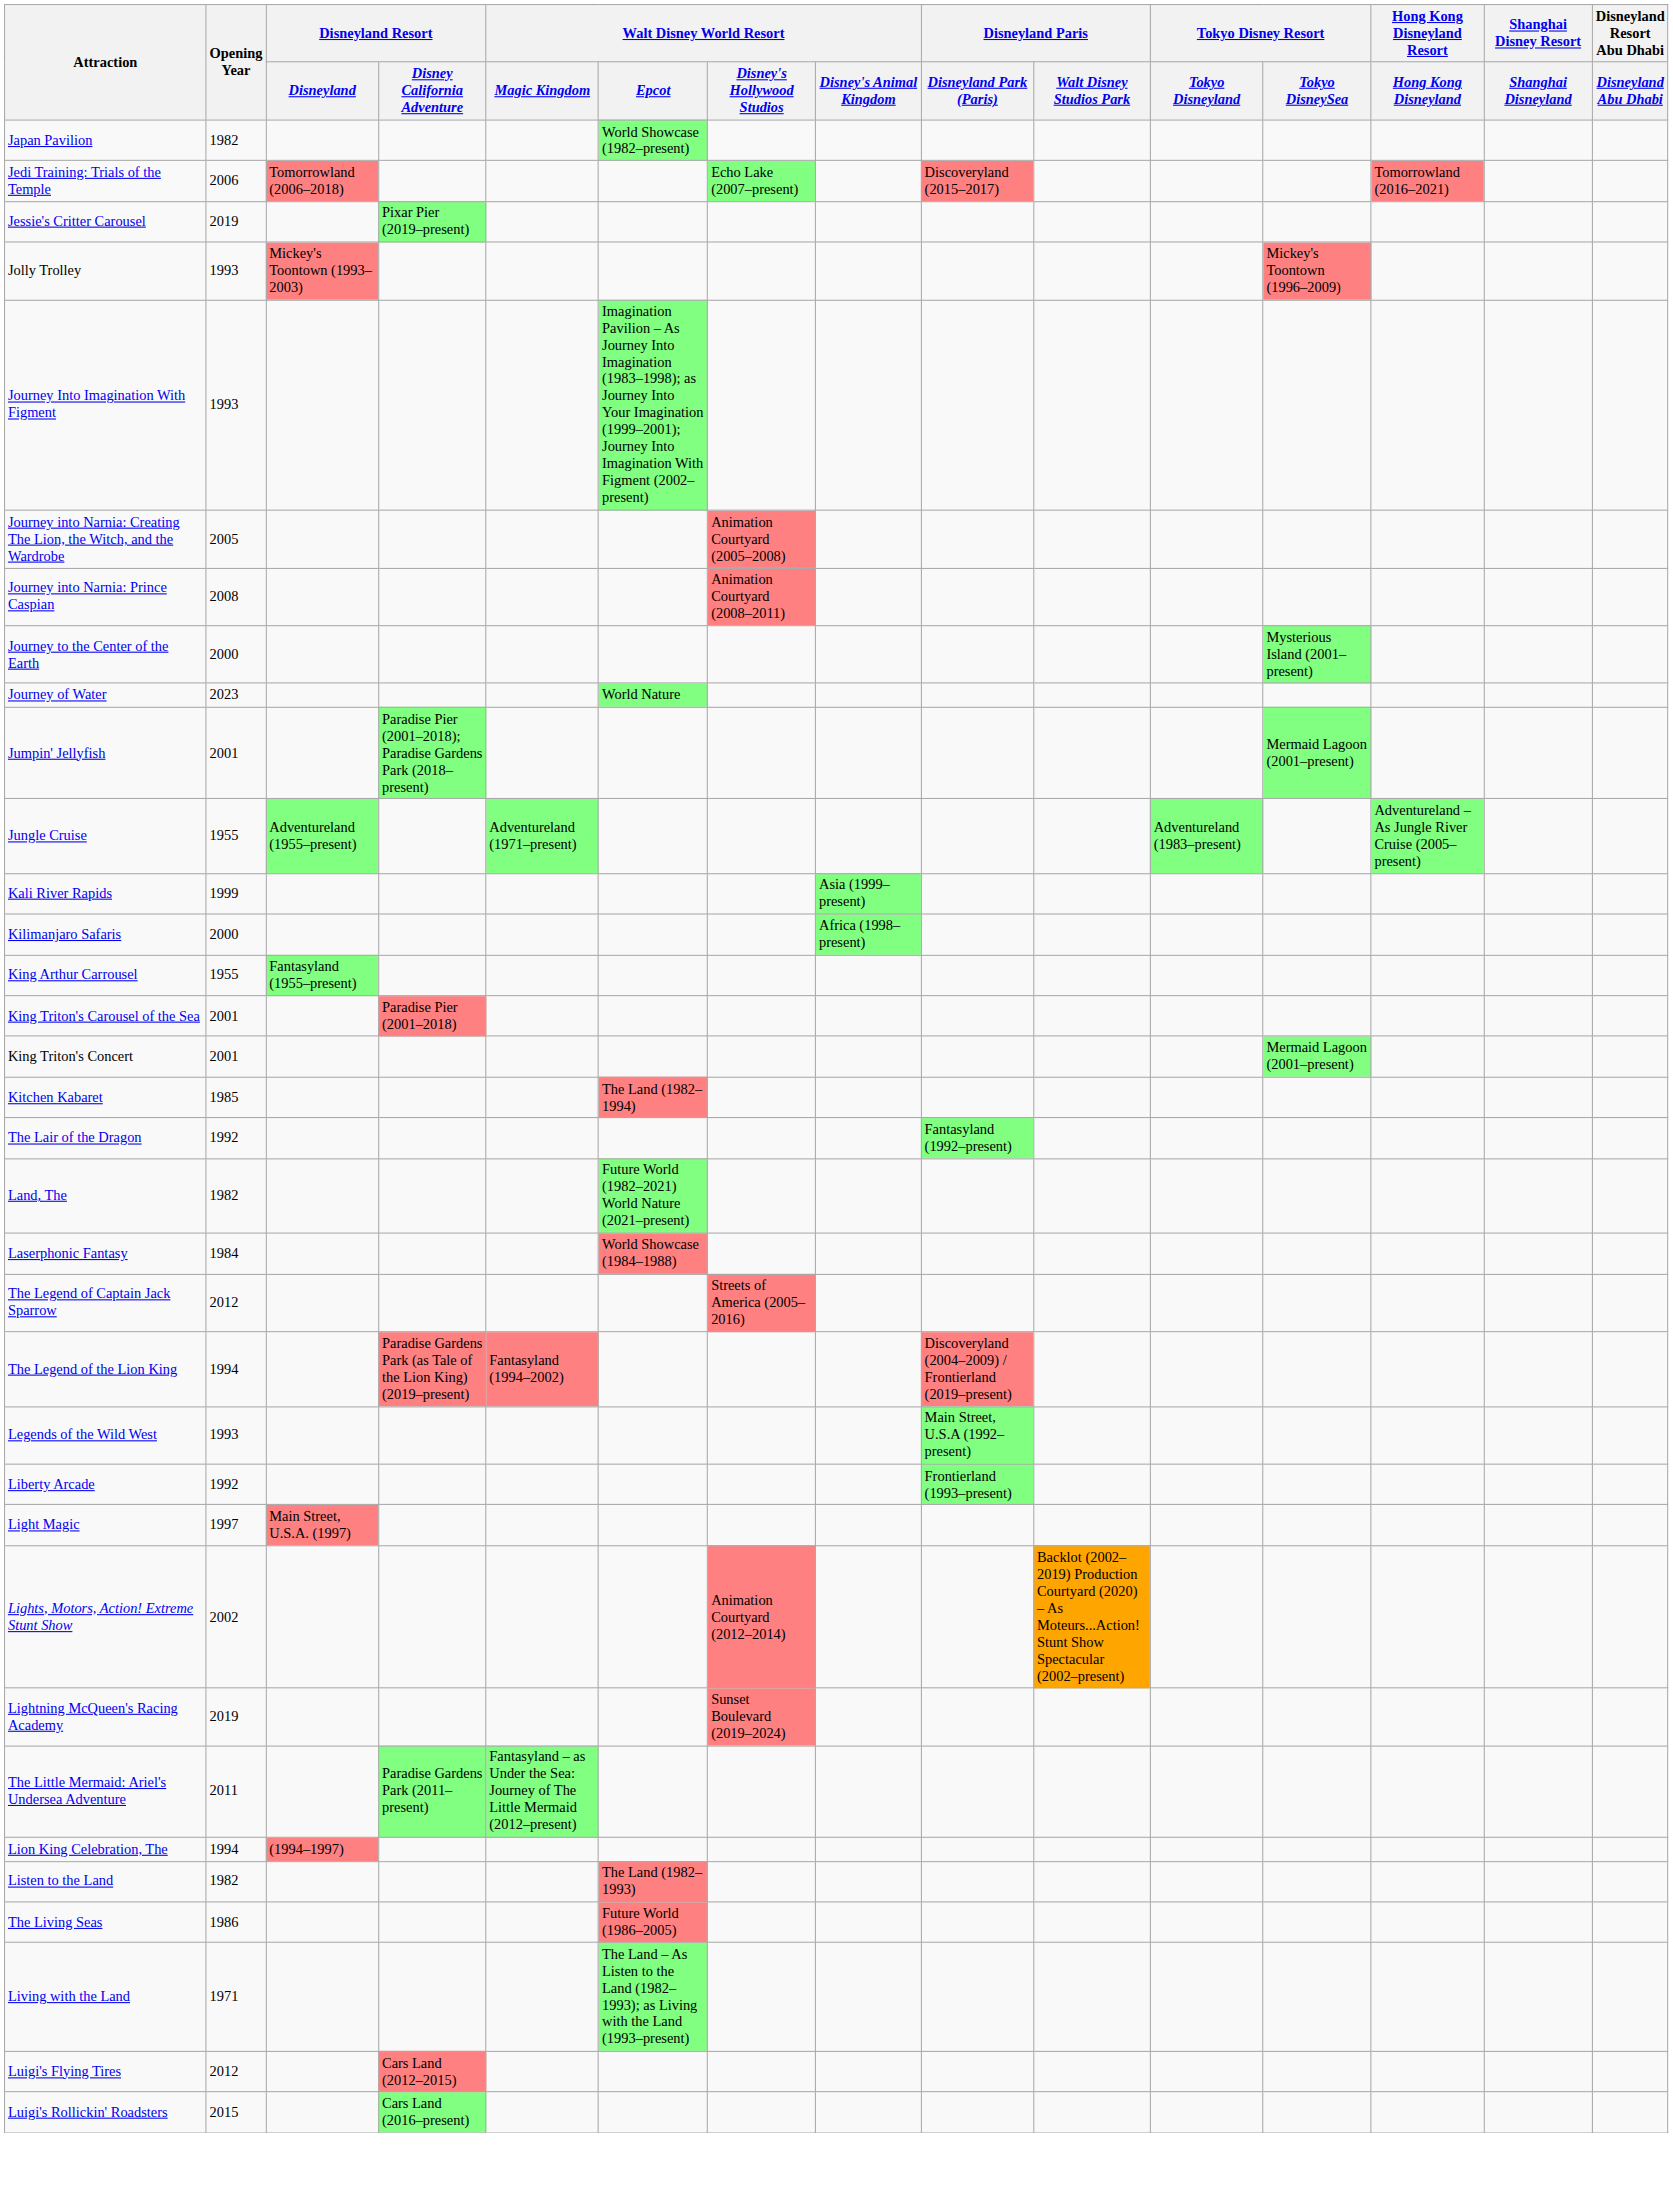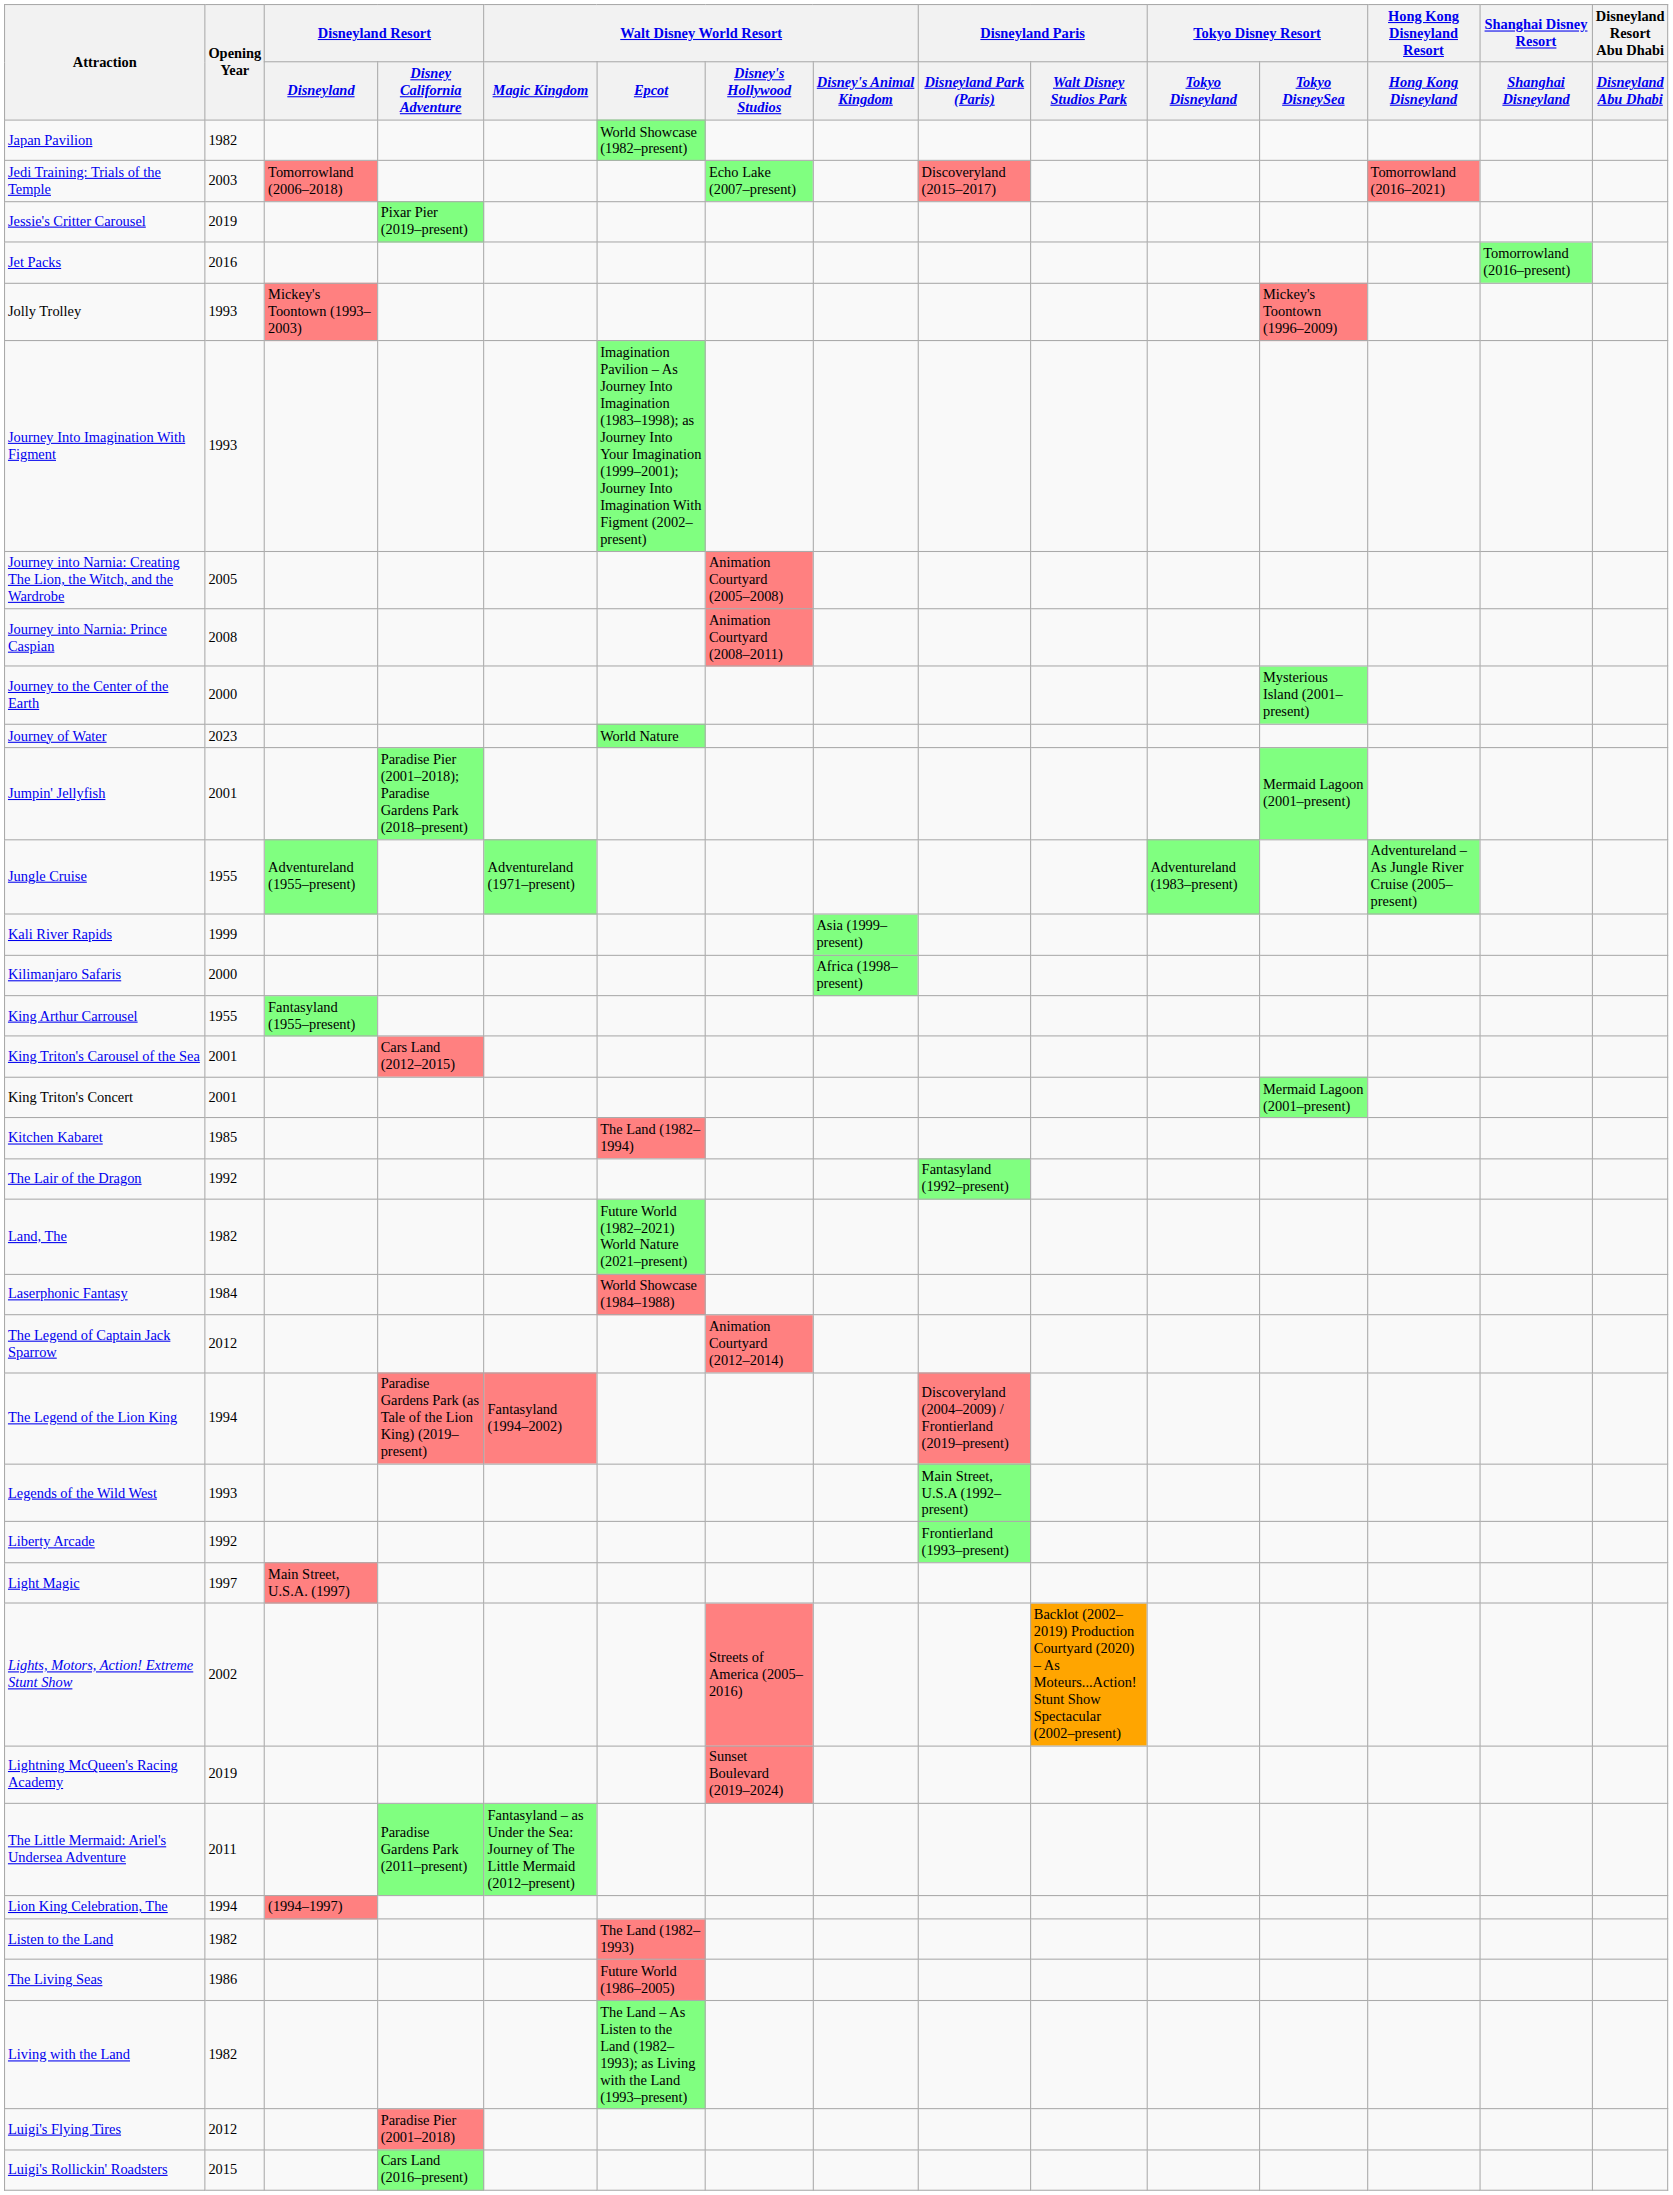(224, 180) 2006 -> (223, 180) 2003
+ row: (35, 262)
(420, 1015) Paradise Pier (2001–2018) -> (418, 1056) Cars Land (2012–2015)
(758, 1302) Streets of America (2005–2016) -> (746, 1343) Animation Courtyard (2012–2014)
(748, 1616) Animation Courtyard (2012–2014) -> (756, 1674) Streets of America (2005–2016)
(224, 1996) 1971 -> (223, 2054) 1982
(419, 2071) Cars Land (2012–2015) -> (418, 2128) Paradise Pier (2001–2018)
